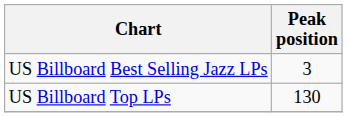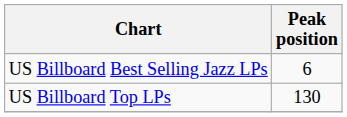(307, 68) 3 -> (307, 68) 6
